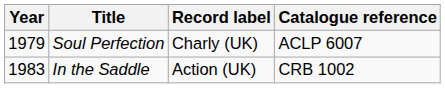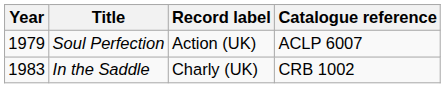(215, 43) Charly (UK) -> (214, 43) Action (UK)
(214, 69) Action (UK) -> (215, 69) Charly (UK)
